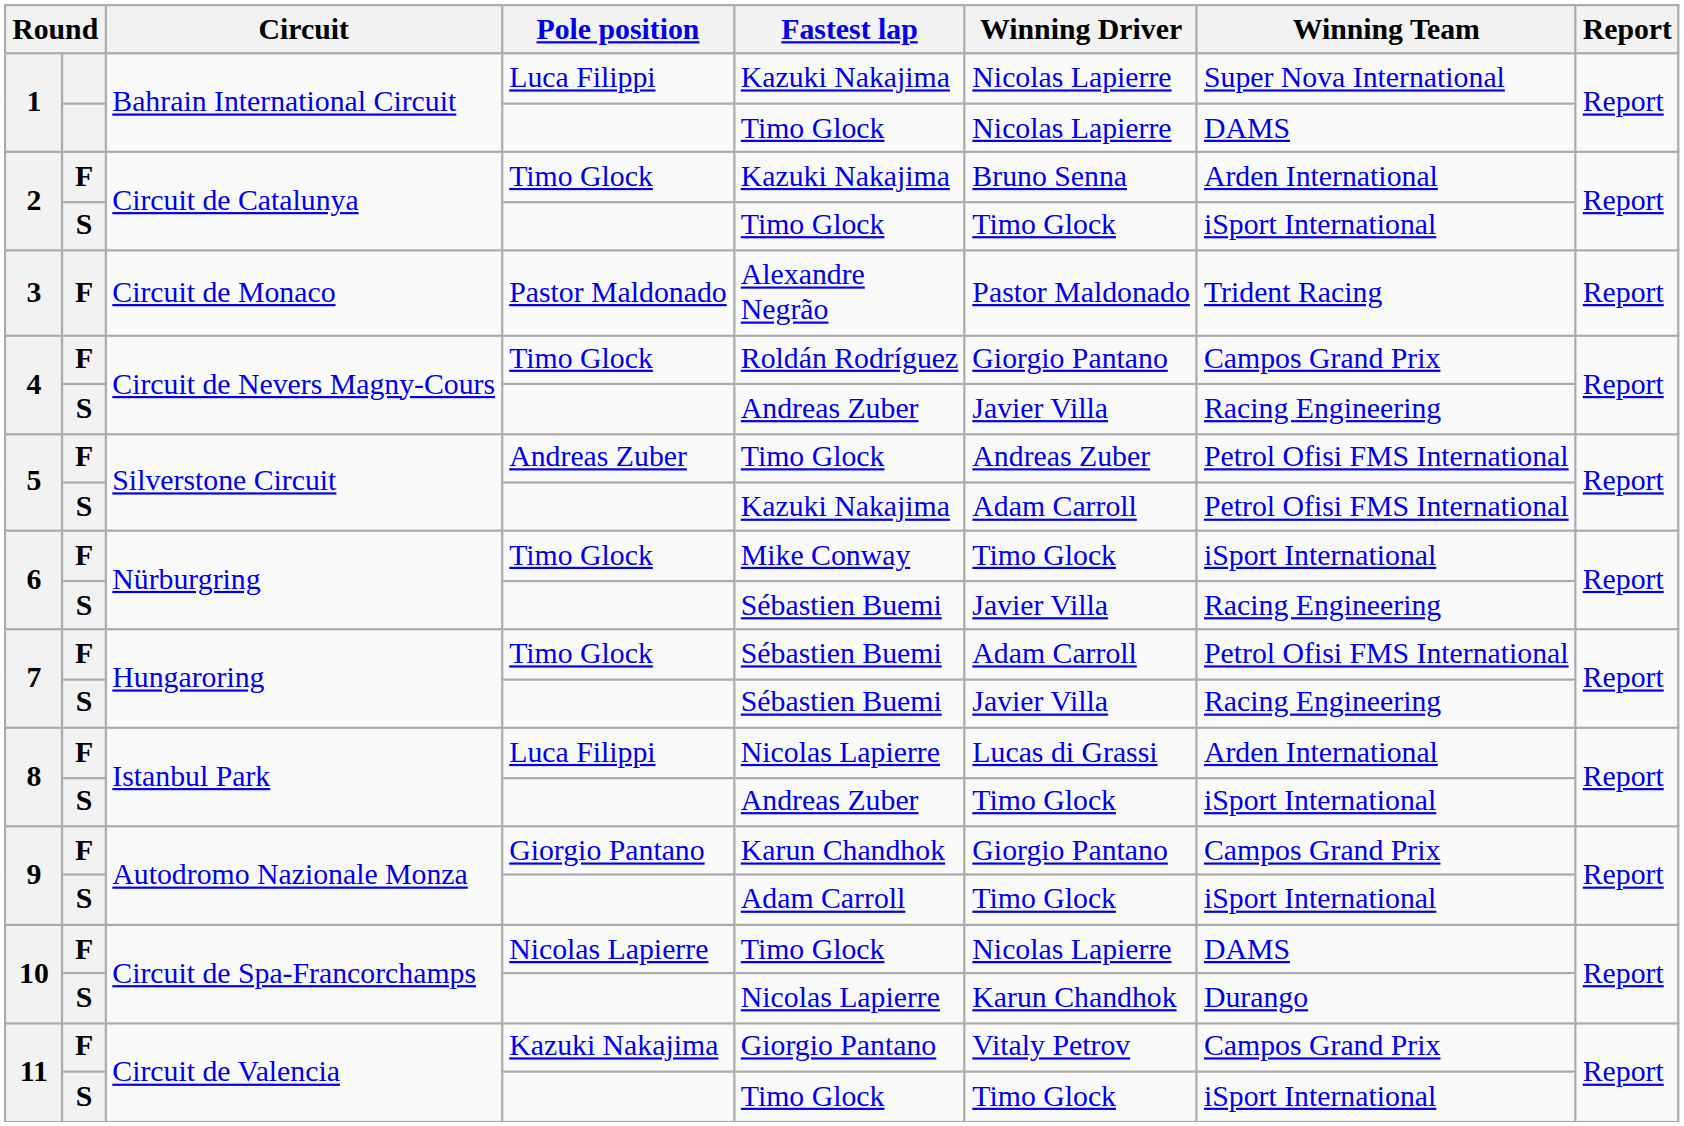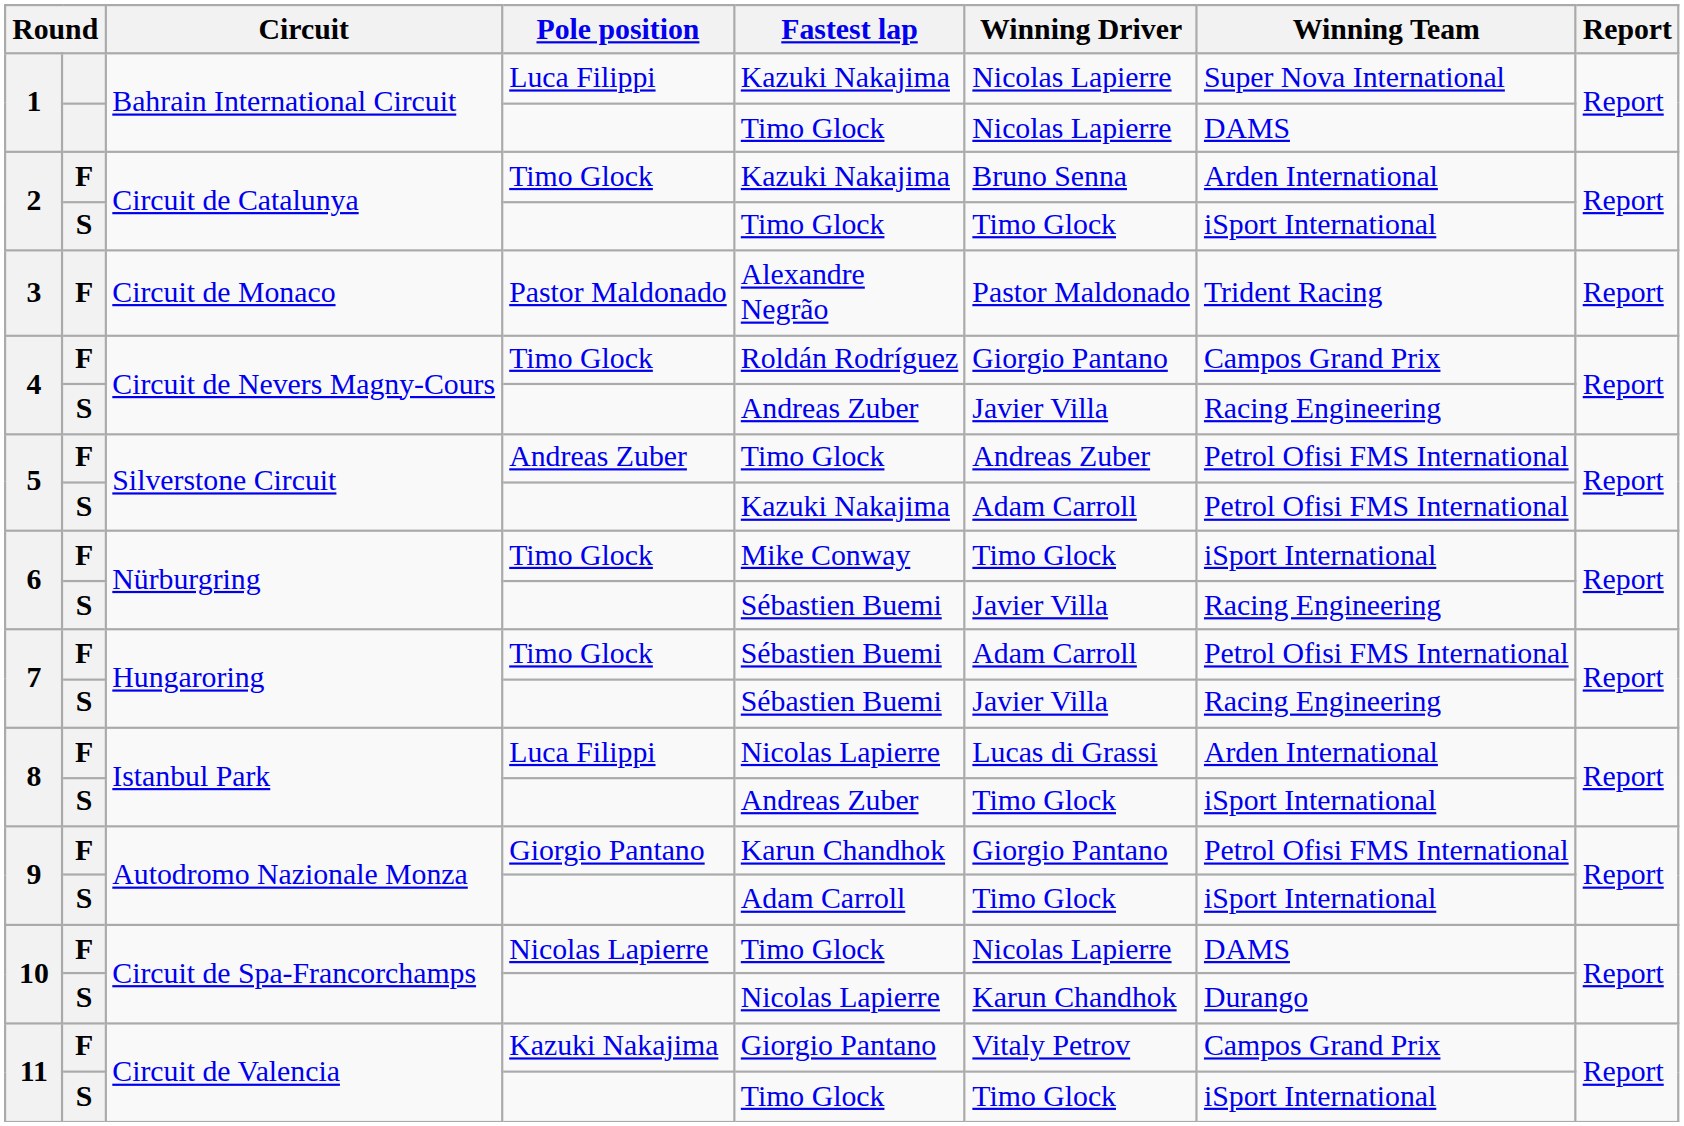(1322, 849) Campos Grand Prix -> (1386, 849) Petrol Ofisi FMS International
